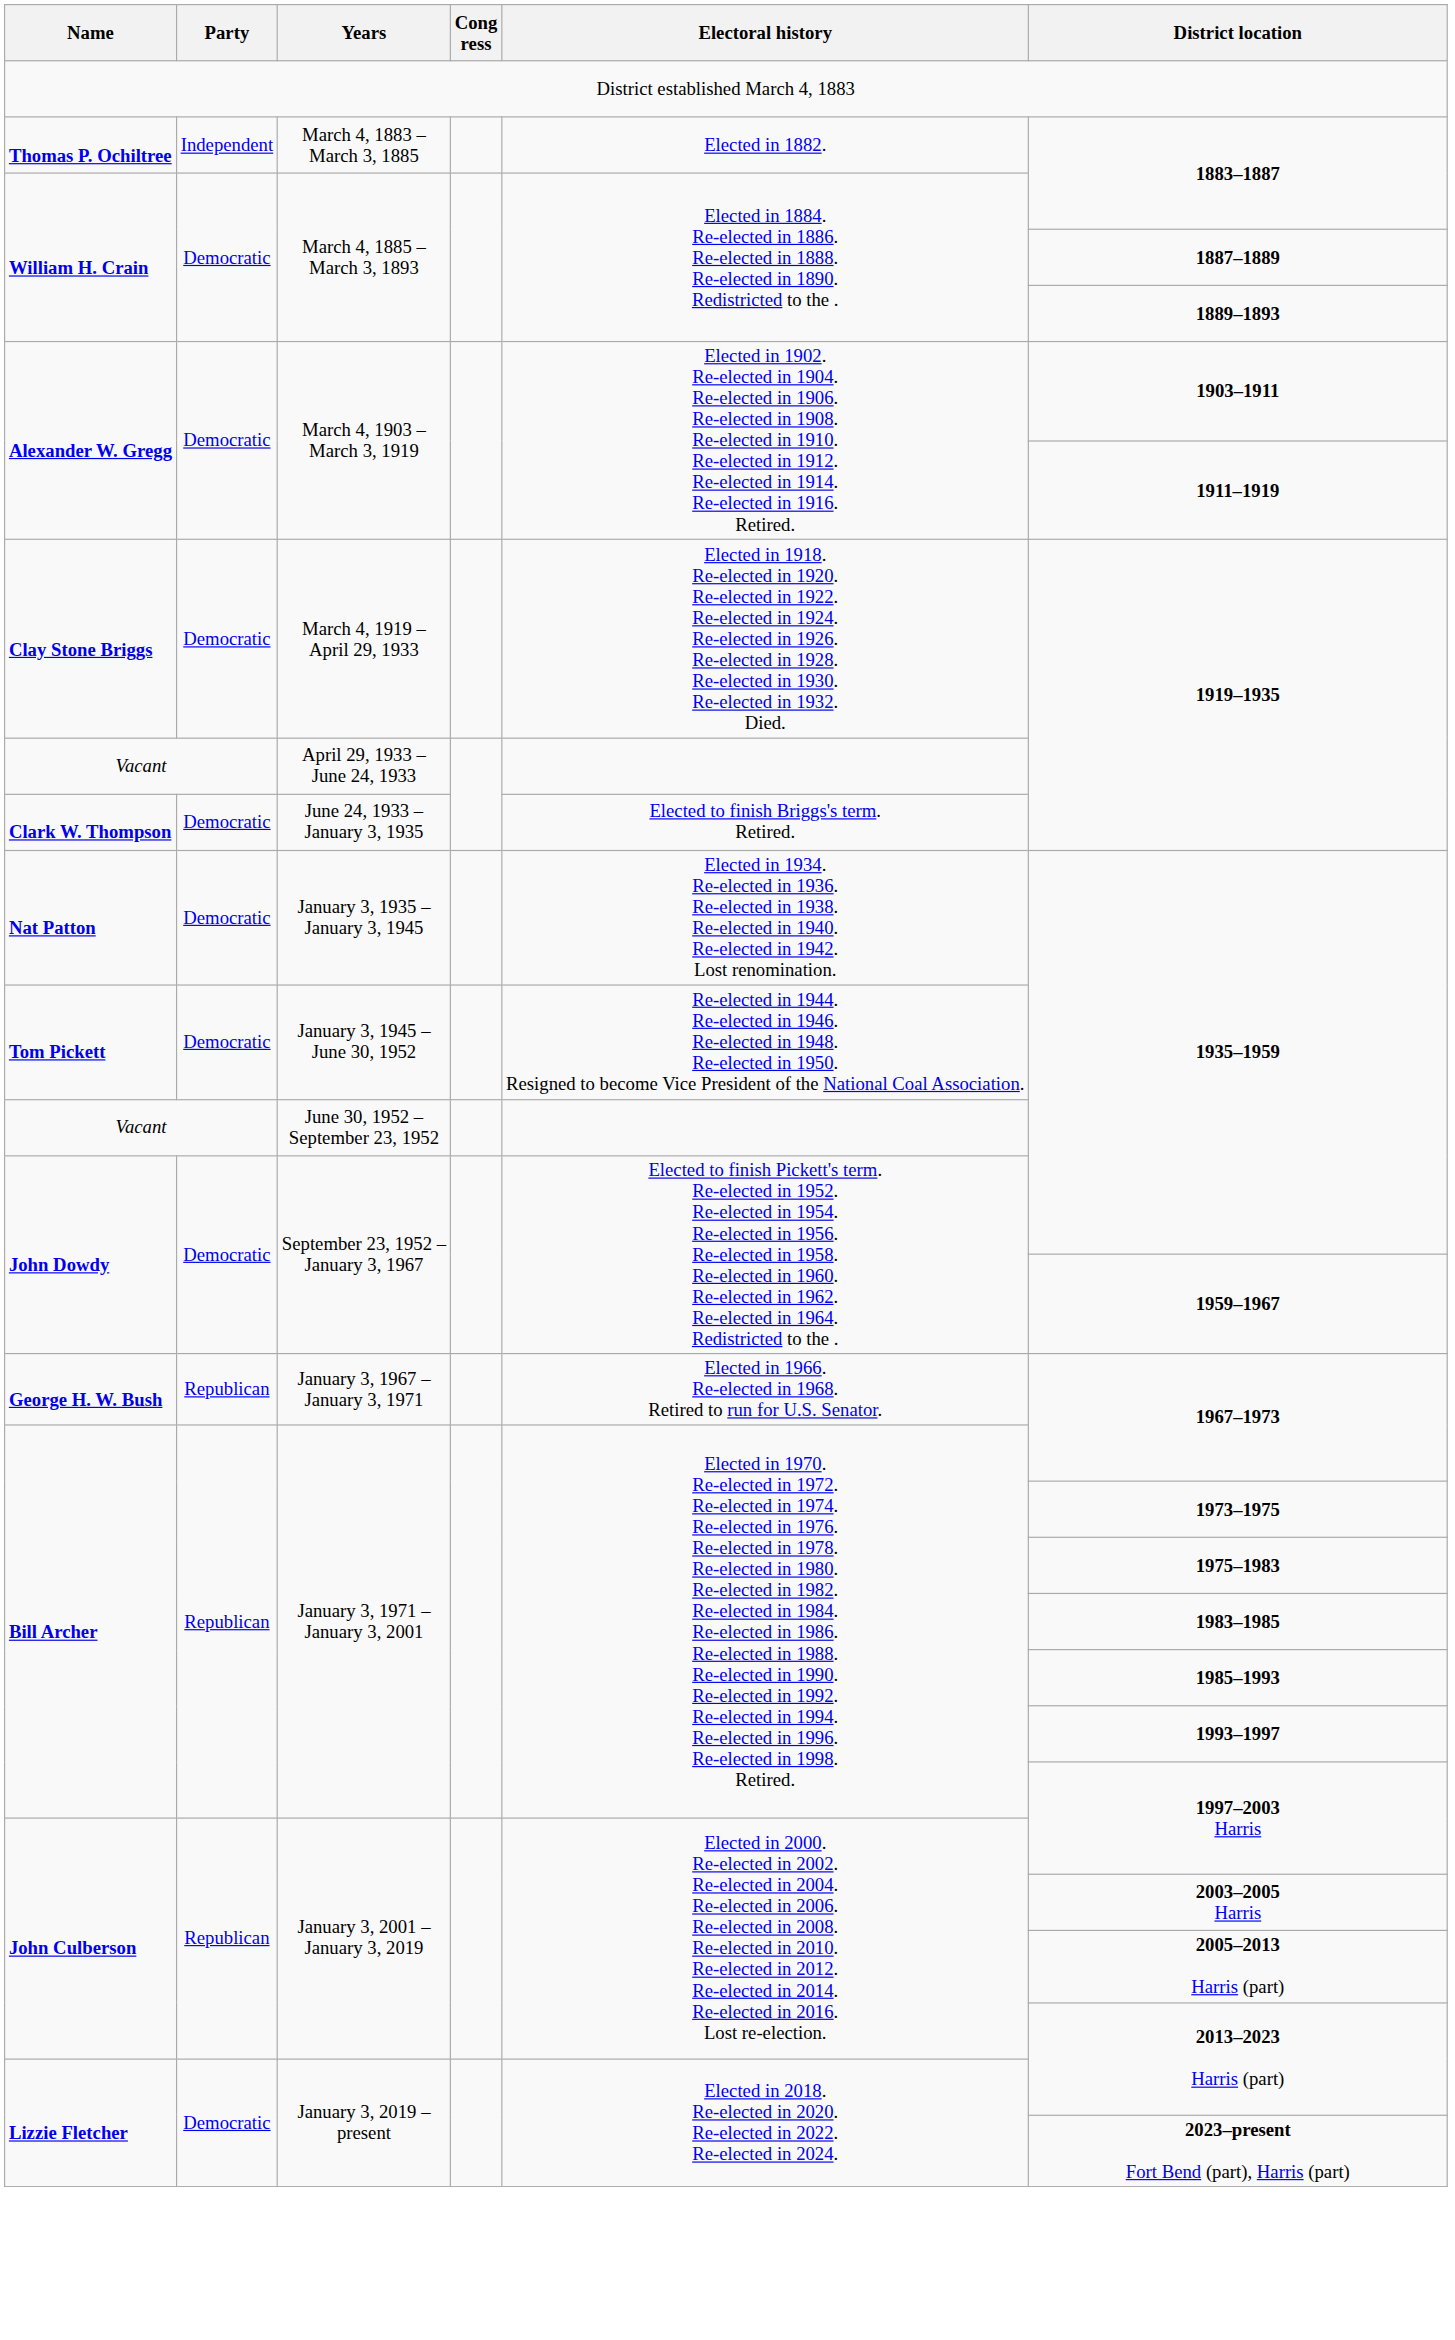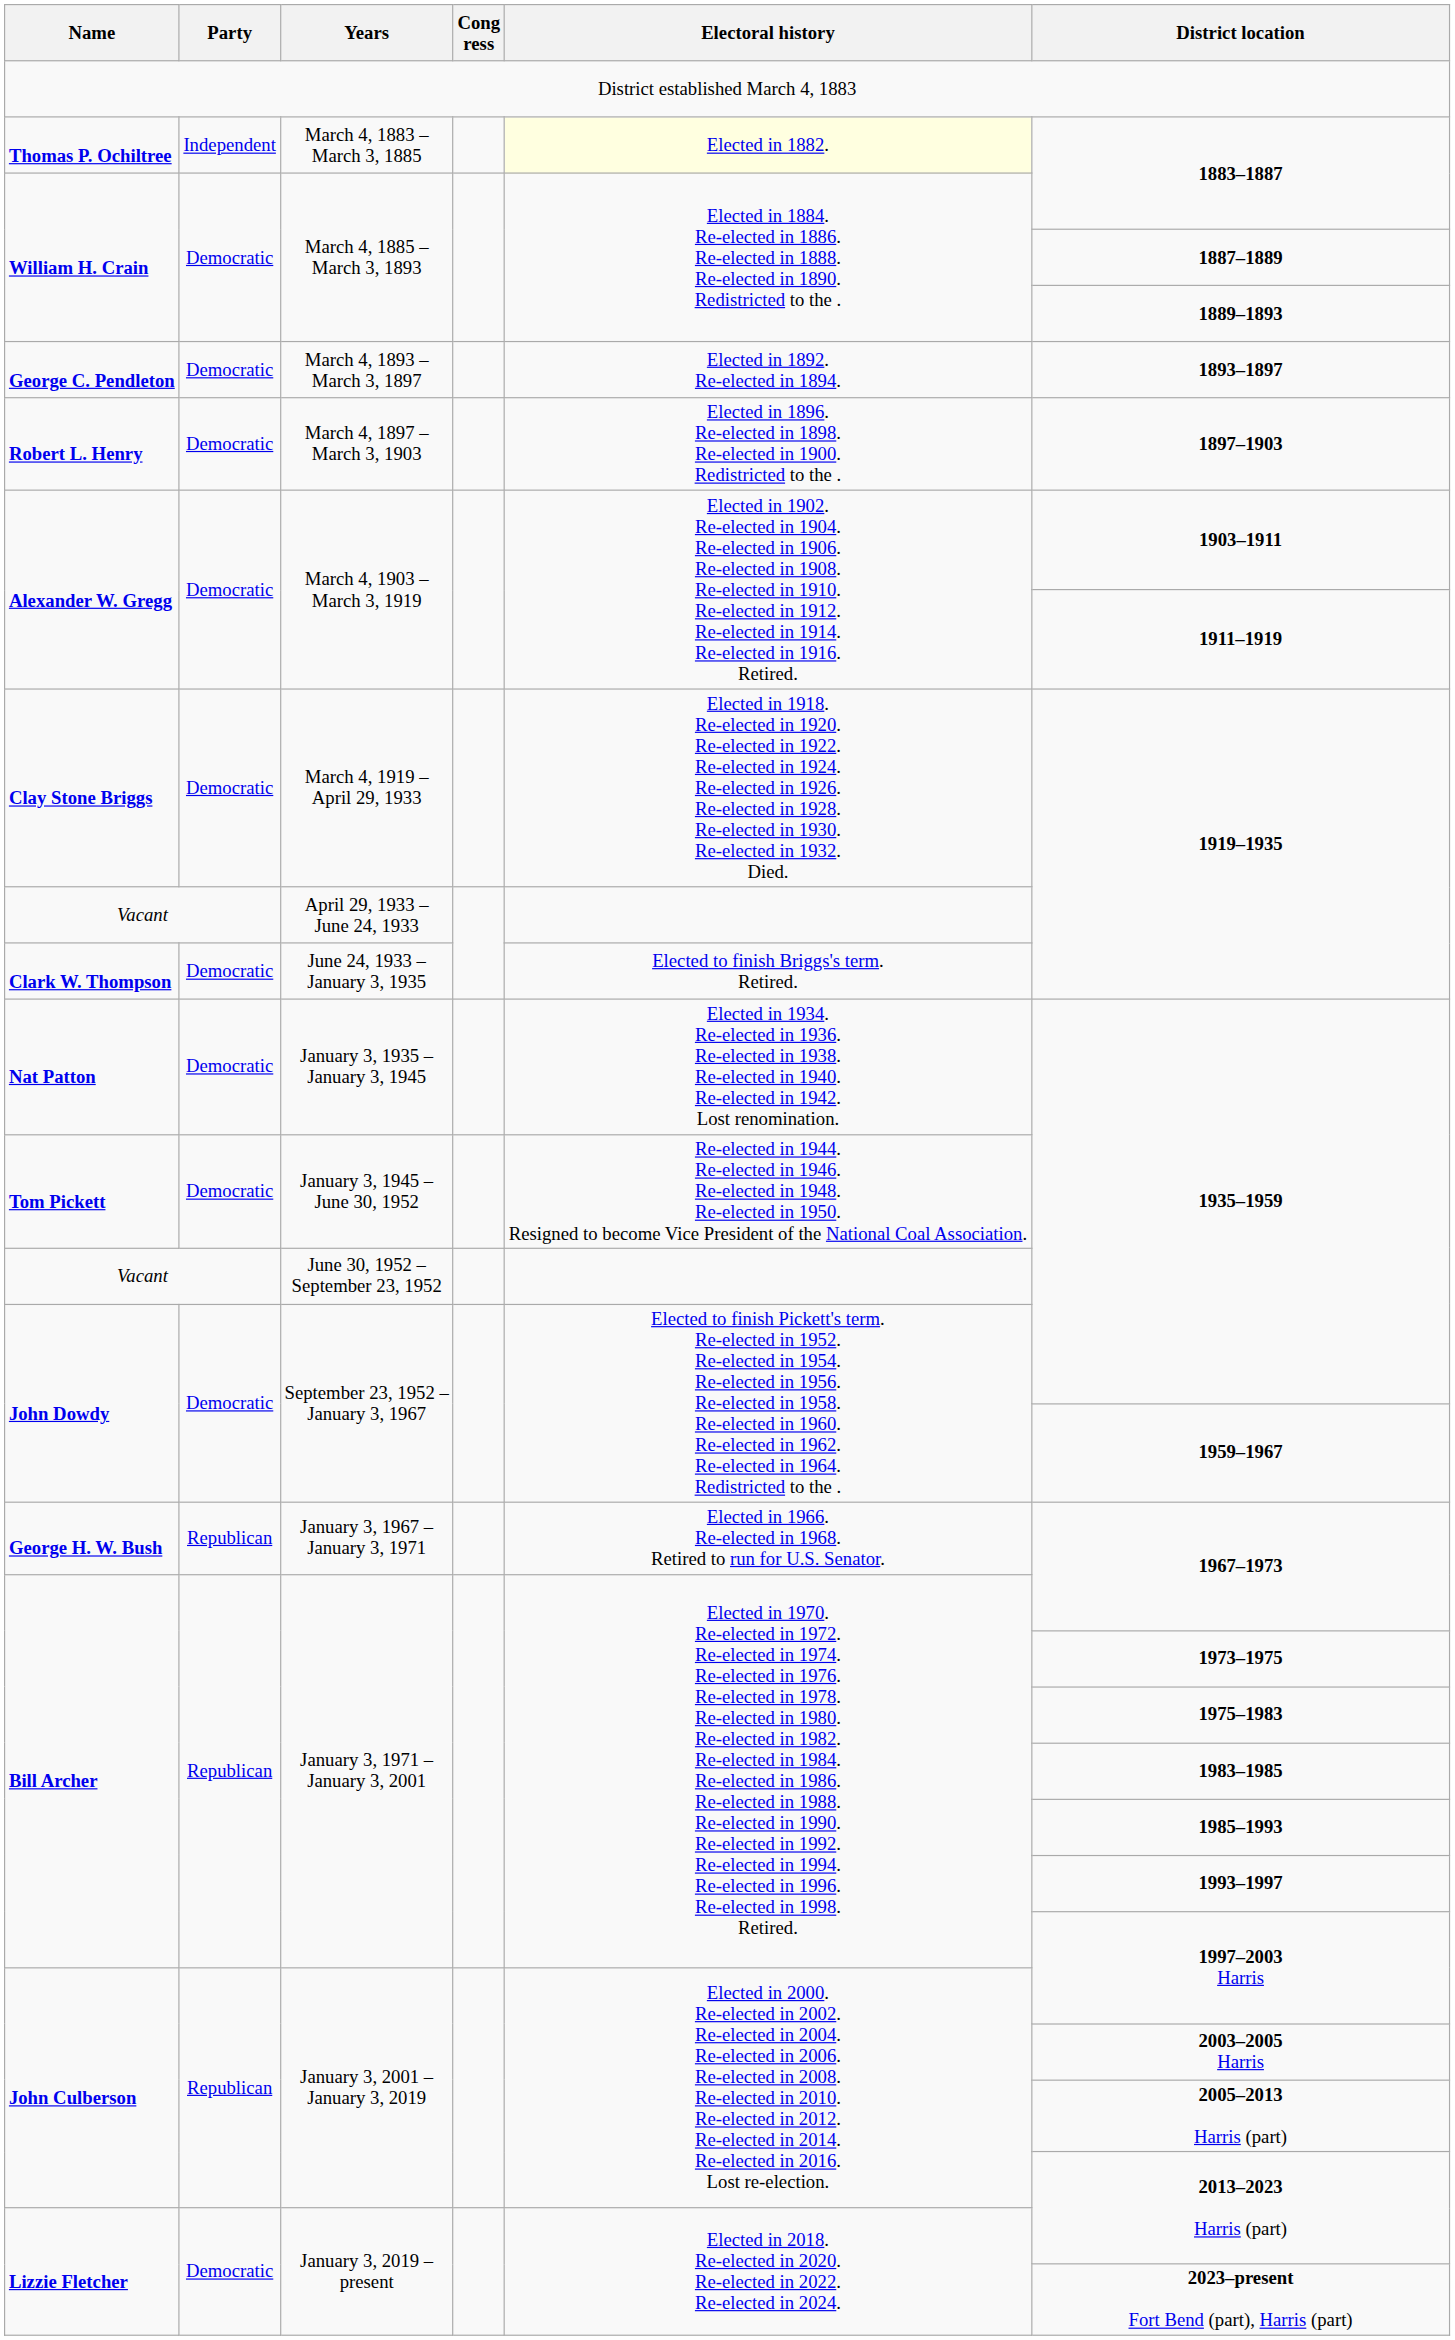(765, 144) no background -> (768, 144) lightyellow background
+ row: (92, 380)
+ row: (76, 454)
